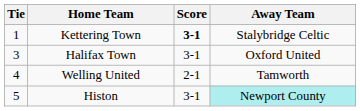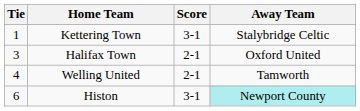(192, 34) bold -> (192, 34) normal
(192, 55) 3-1 -> (192, 55) 2-1
(16, 95) 5 -> (16, 95) 6
